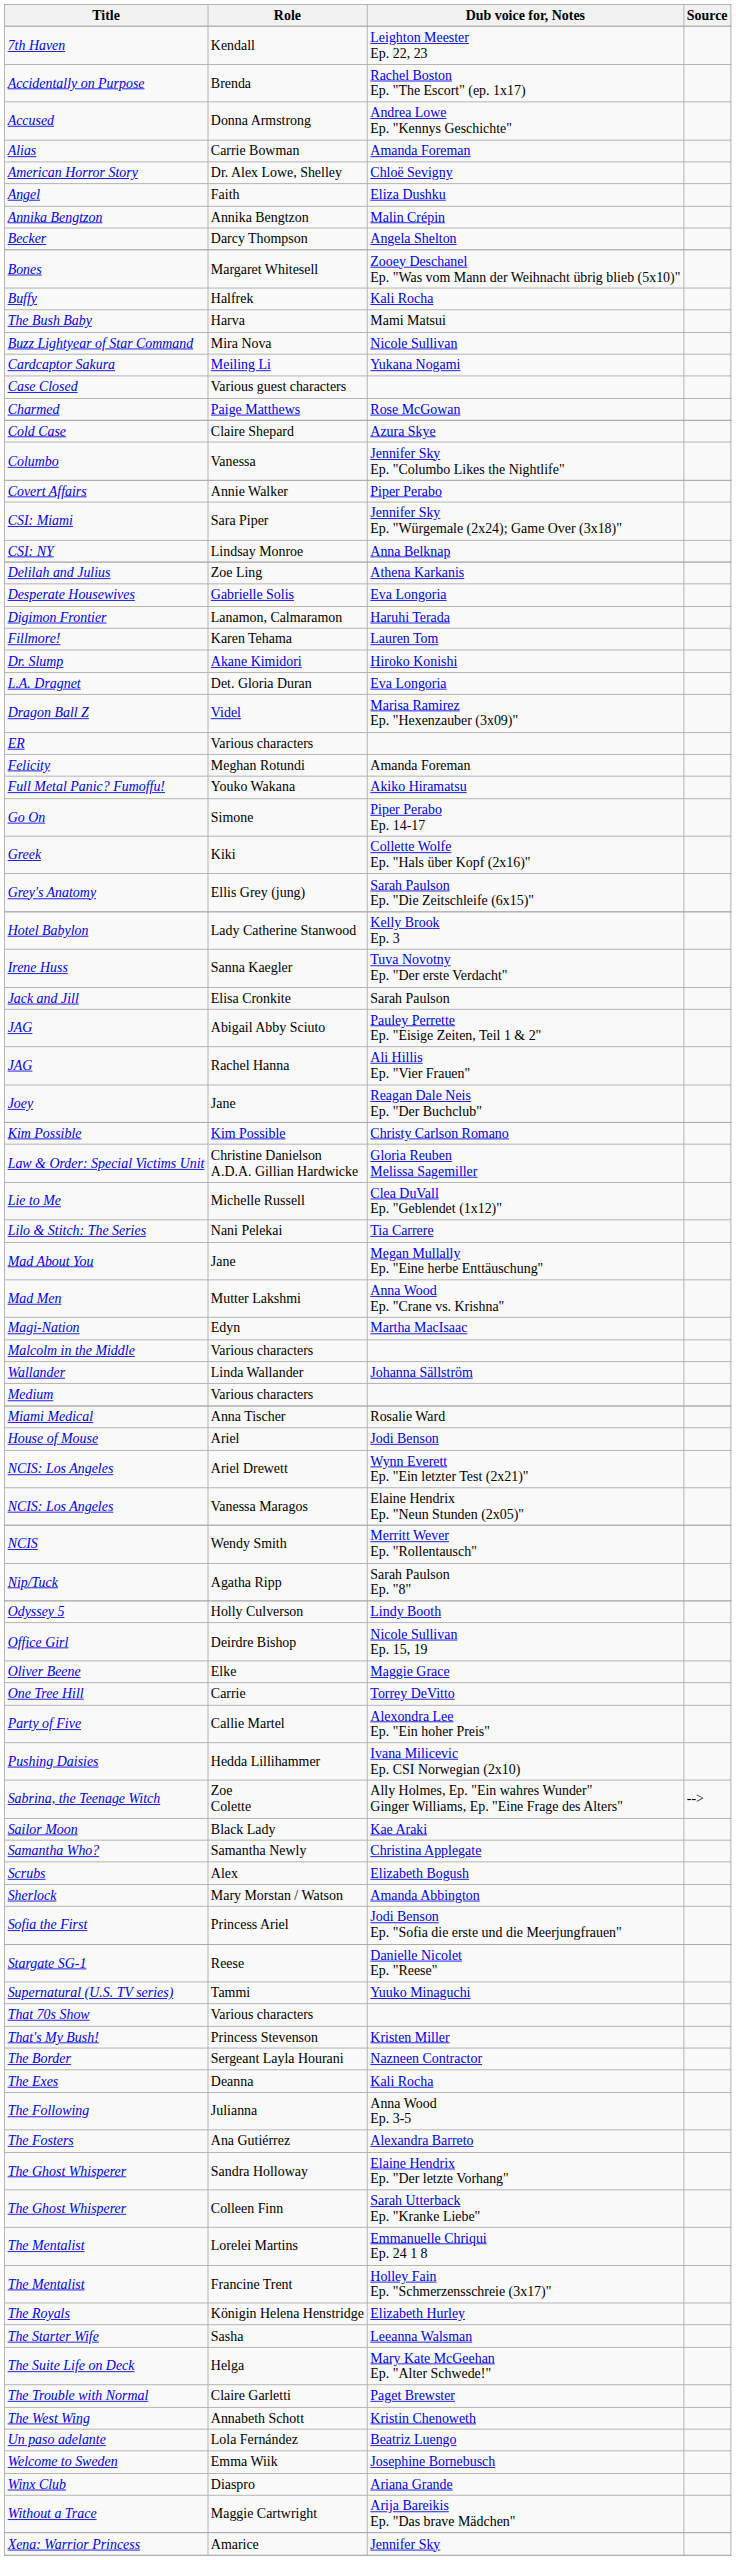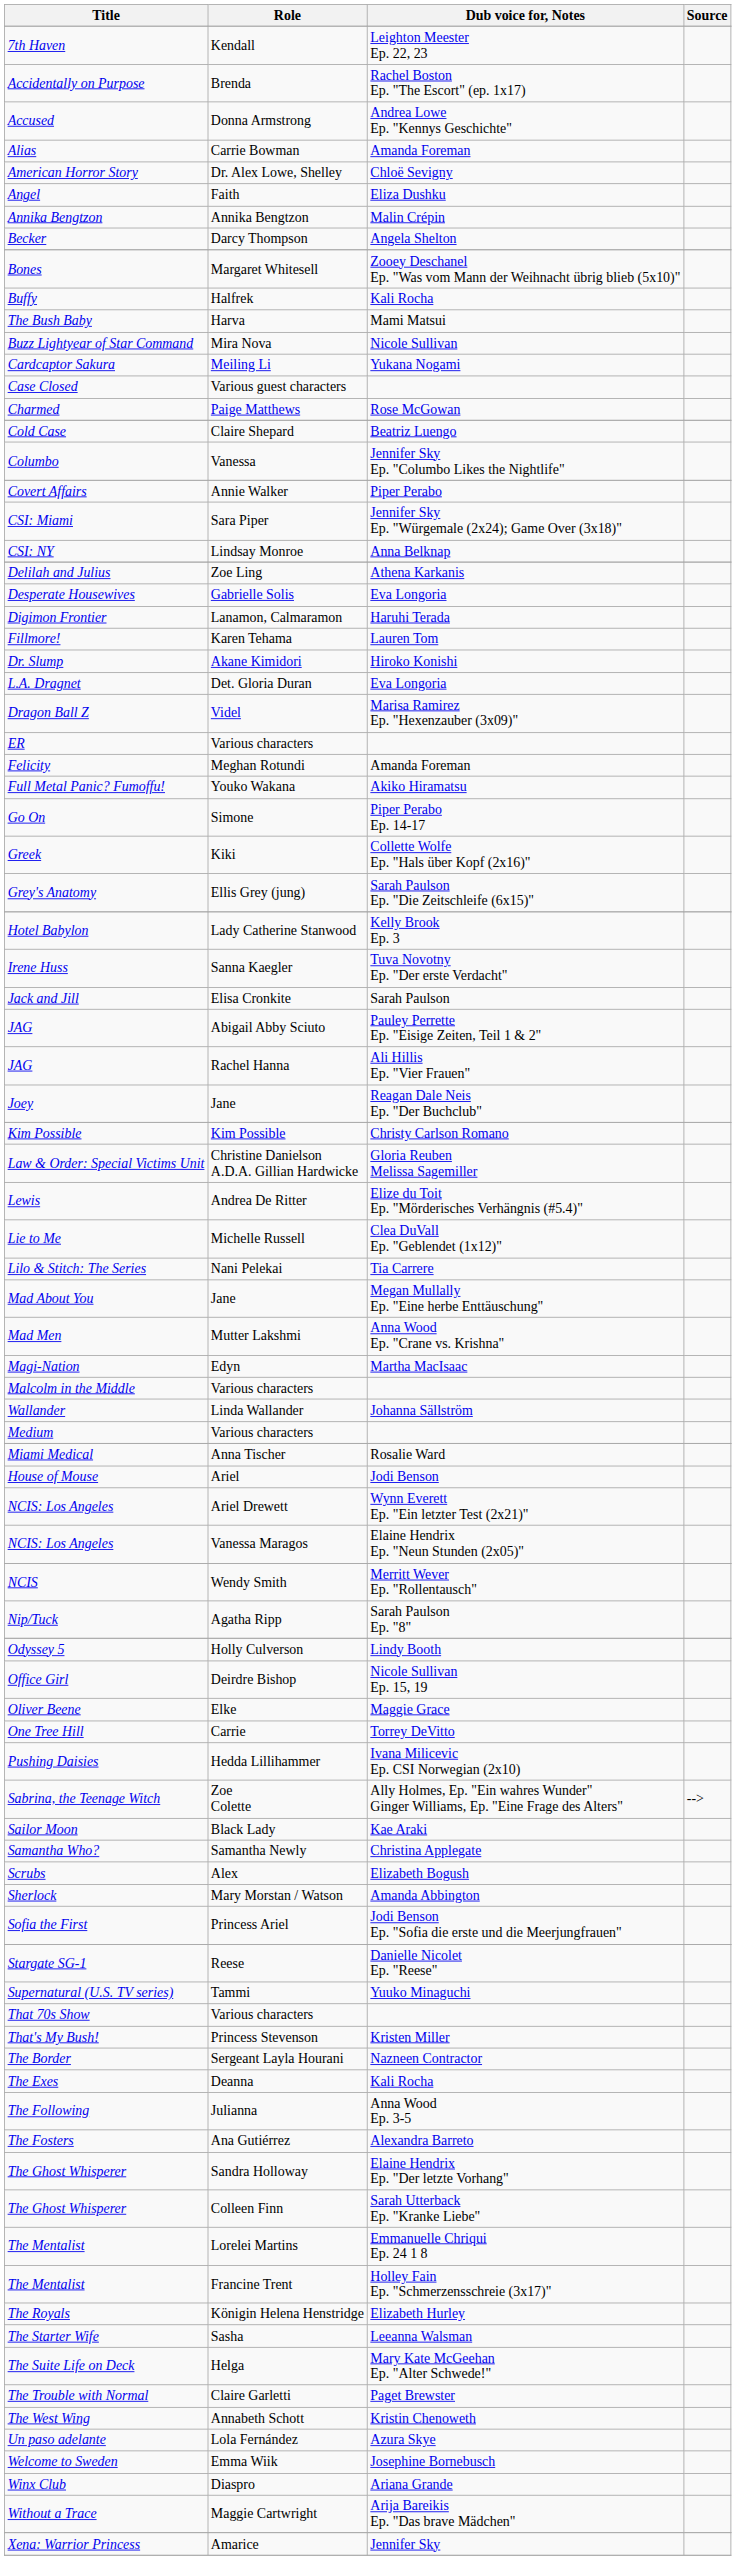(403, 431) Azura Skye -> (413, 431) Beatriz Luengo
+ row: (24, 1201)
- row: (44, 1723)
(413, 2440) Beatriz Luengo -> (403, 2440) Azura Skye
